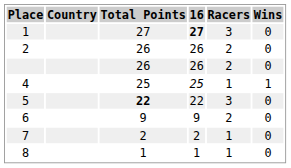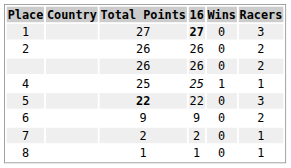columns swapped: (229, 14) <-> (268, 14)
